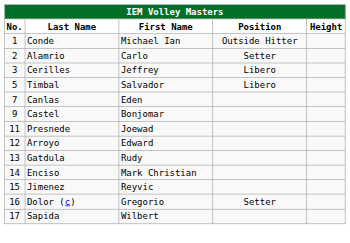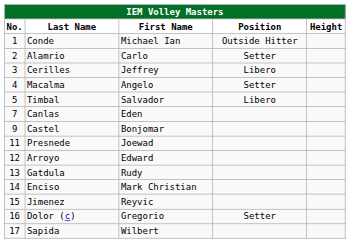+ row: (46, 85)
